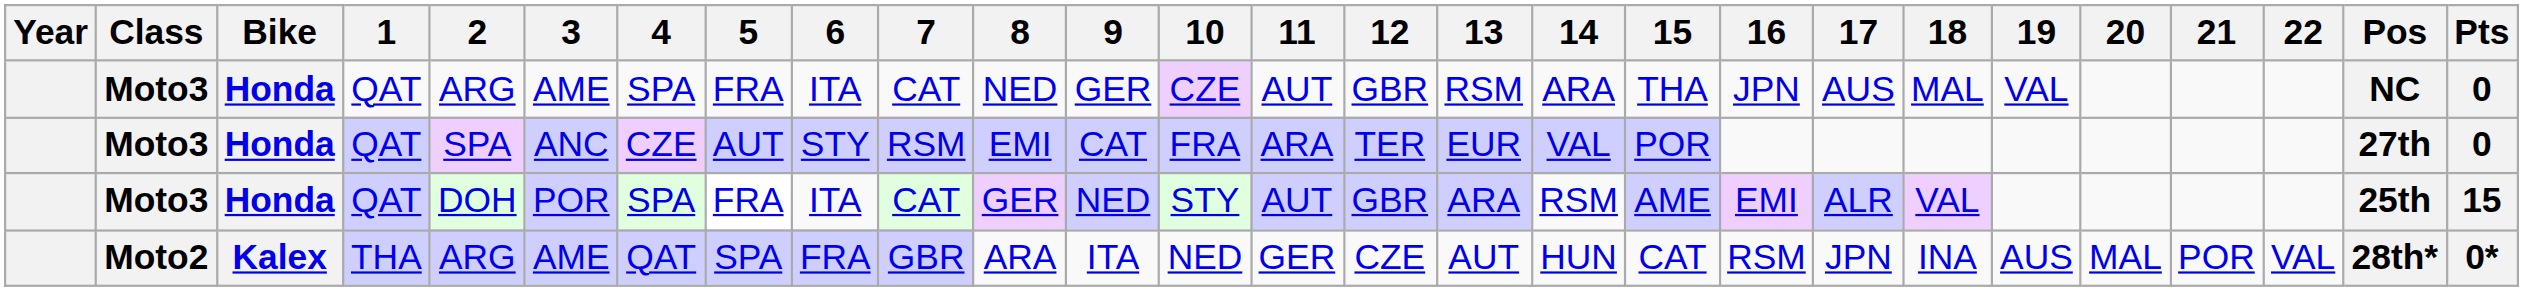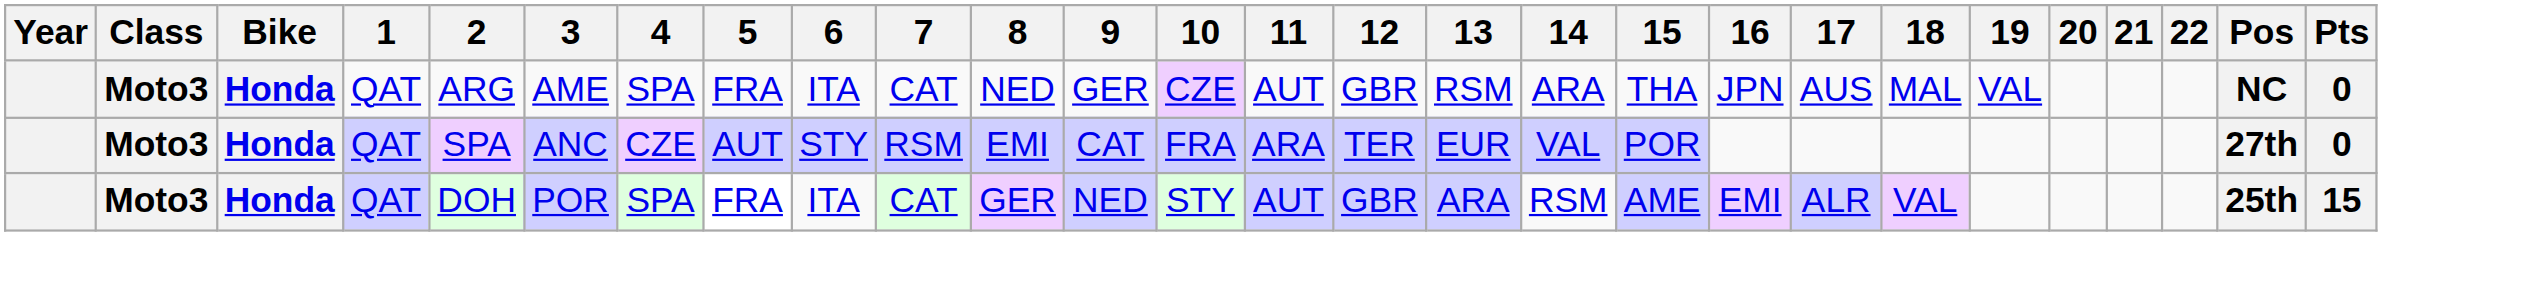- row: (156, 256)
